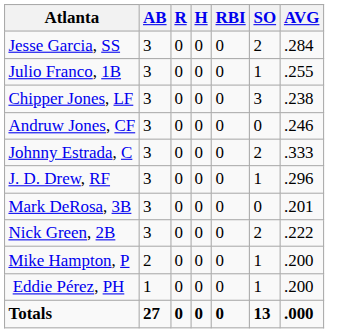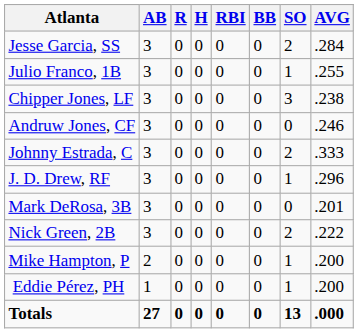+ column: (265, 17)
